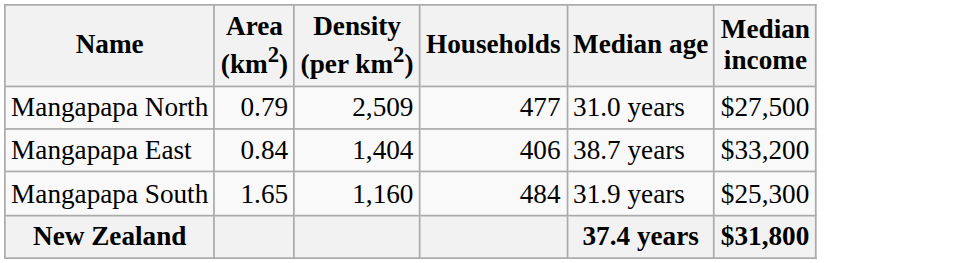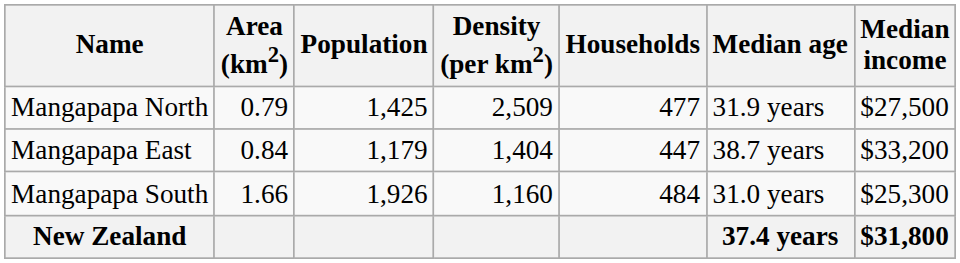+ column: (364, 45)
(629, 107) 31.0 years -> (768, 107) 31.9 years
(540, 150) 406 -> (680, 150) 447
(264, 193) 1.65 -> (264, 193) 1.66
(629, 193) 31.9 years -> (768, 193) 31.0 years
